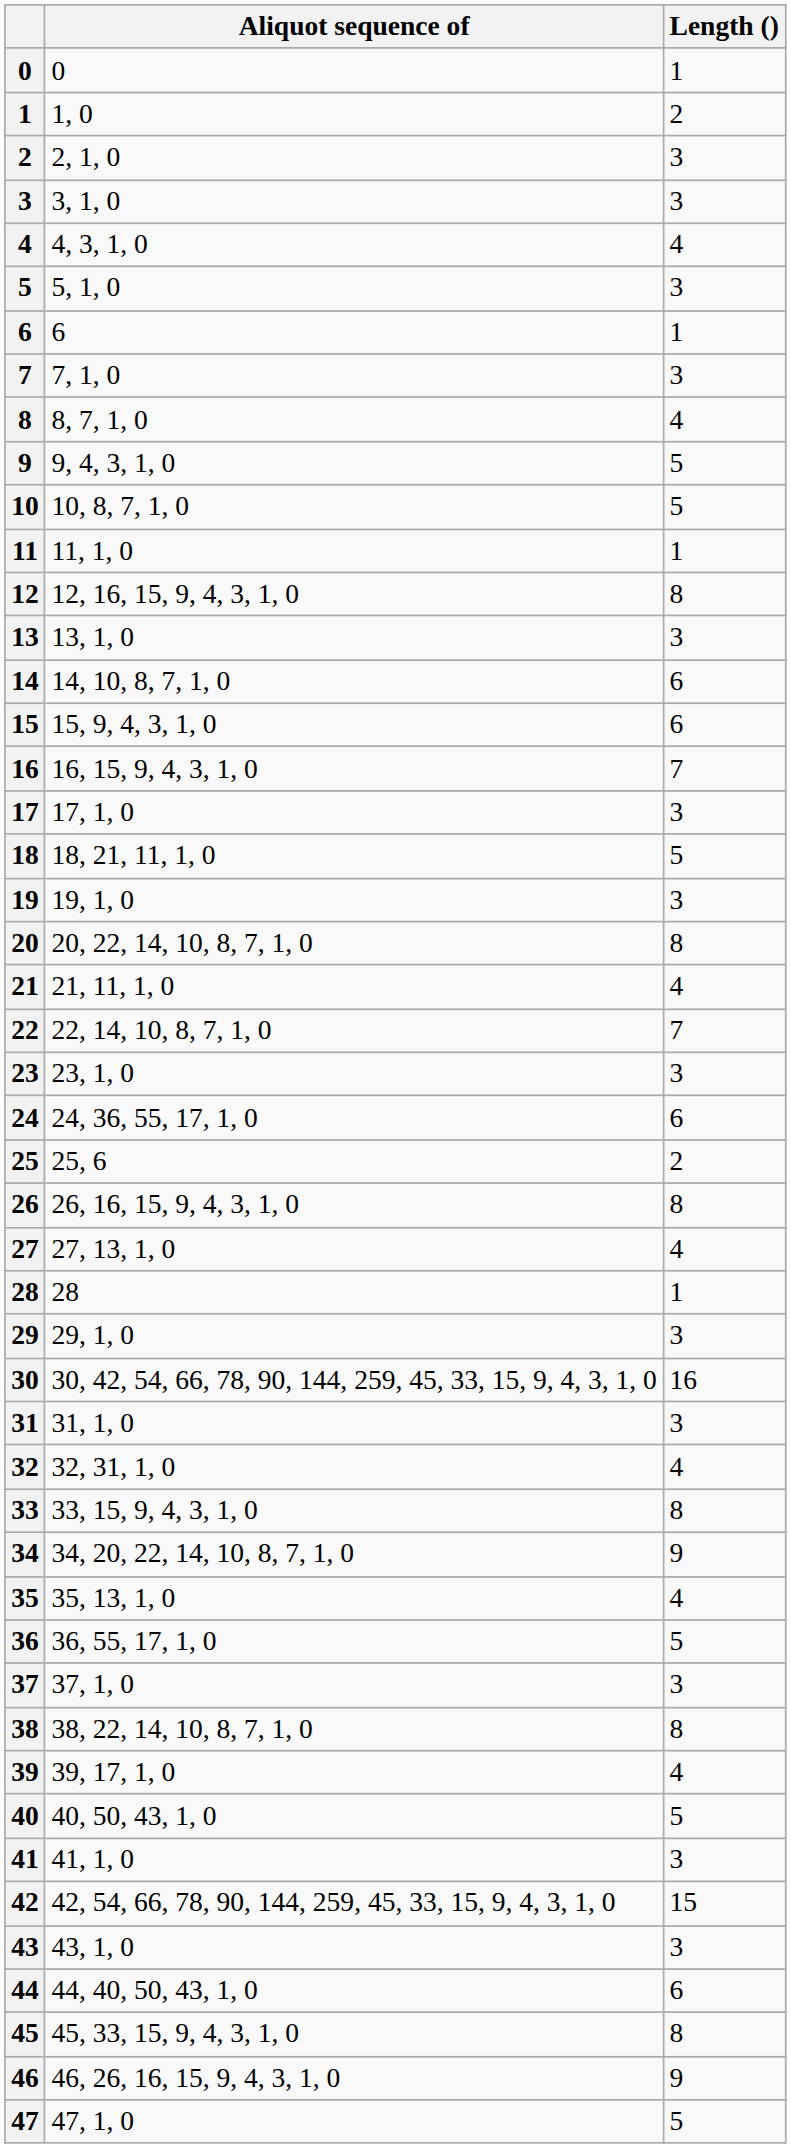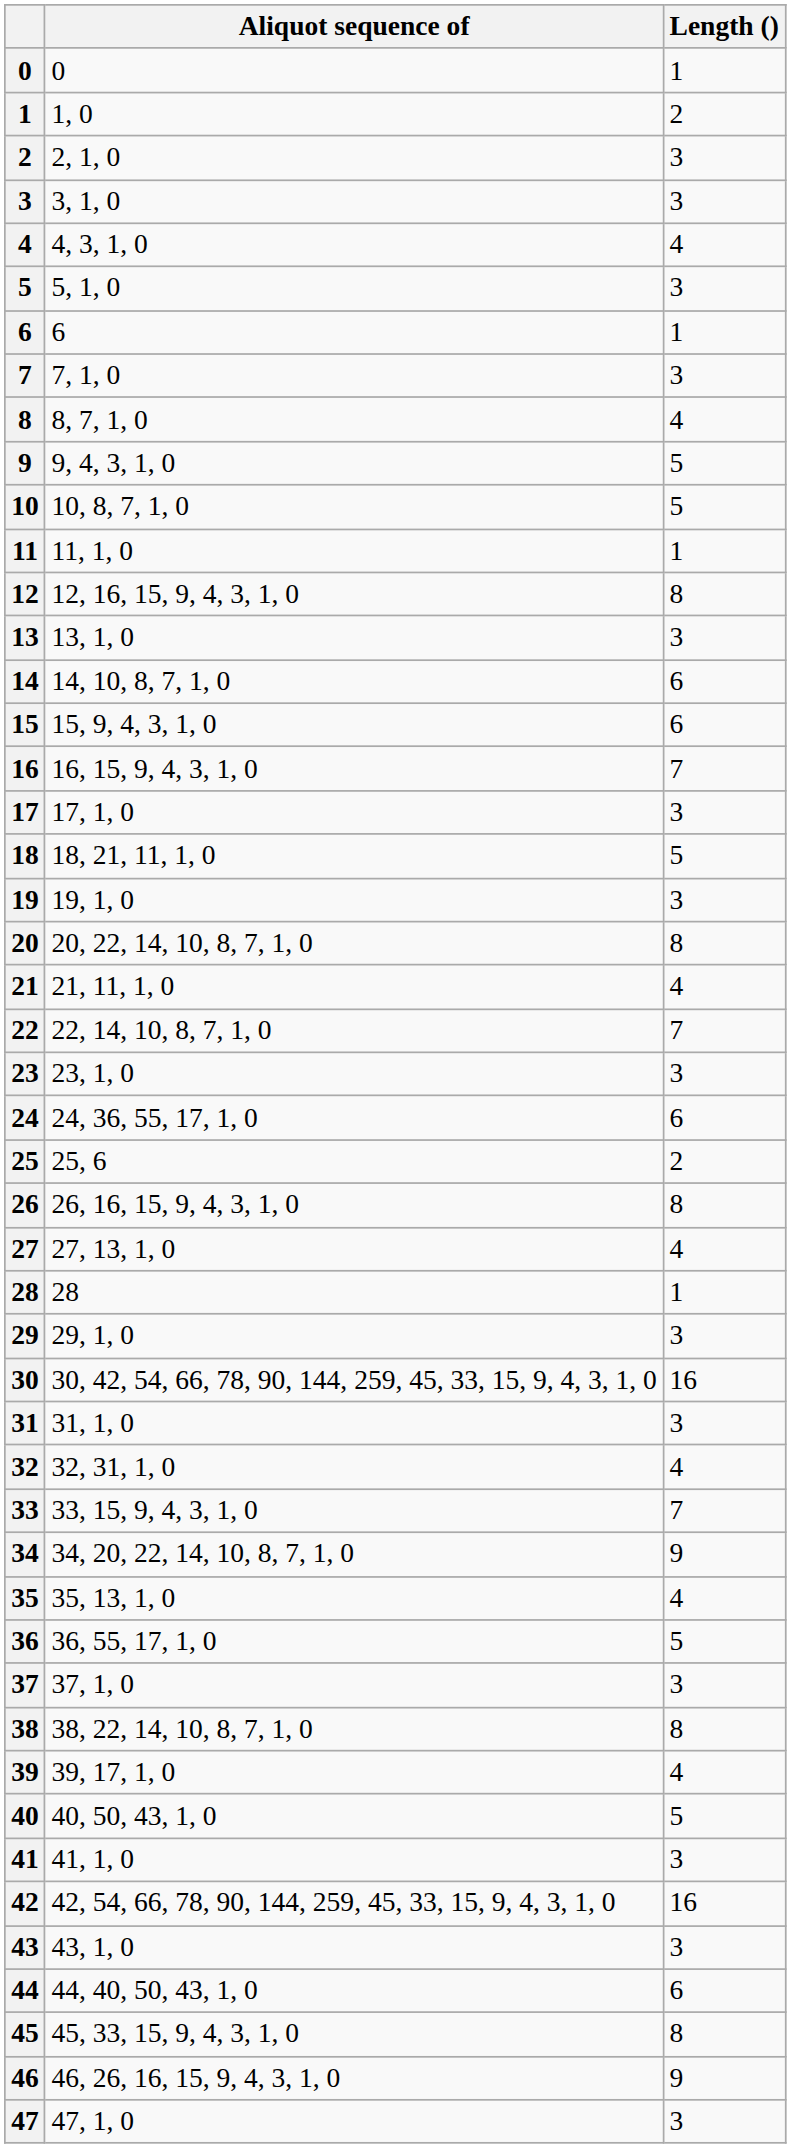(676, 1510) 8 -> (676, 1510) 7
(683, 1903) 15 -> (683, 1903) 16
(676, 2121) 5 -> (676, 2121) 3
